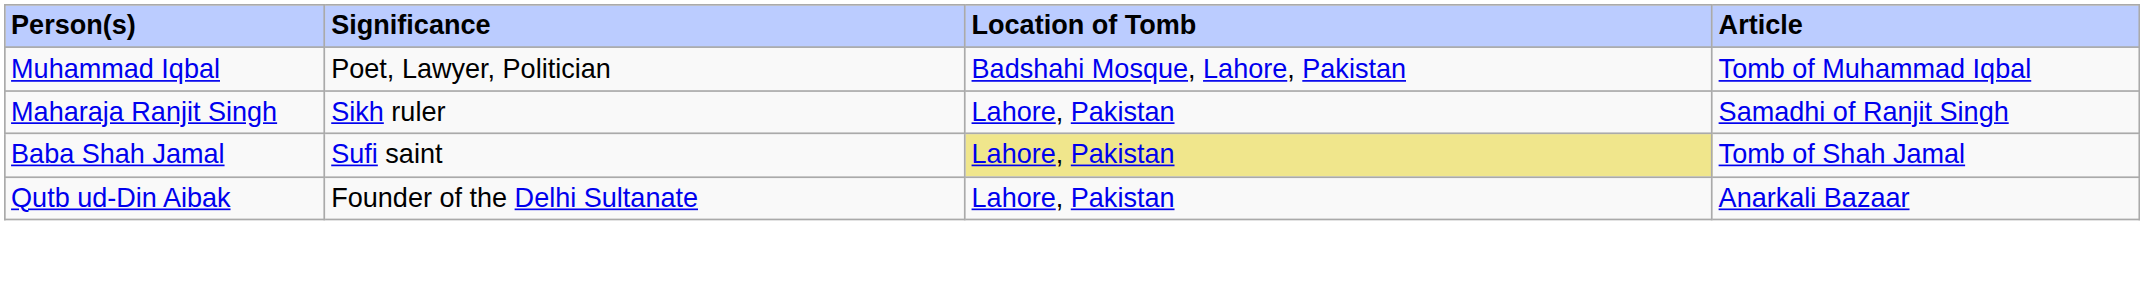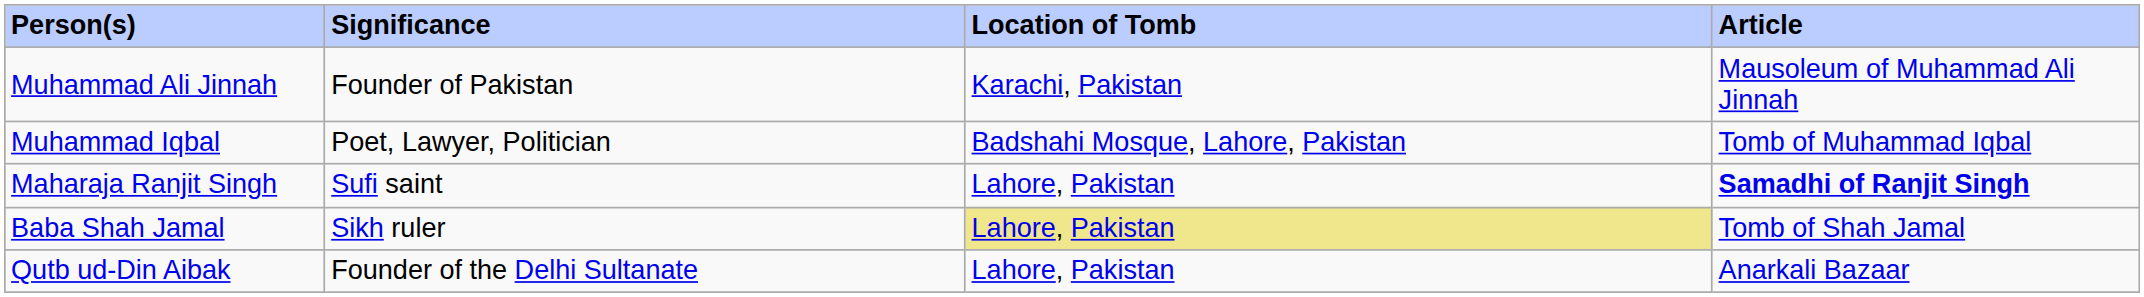+ row: (144, 84)
(388, 111) Sikh ruler -> (387, 185) Sufi saint
(1864, 111) normal -> (1874, 185) bold
(387, 154) Sufi saint -> (388, 227) Sikh ruler
